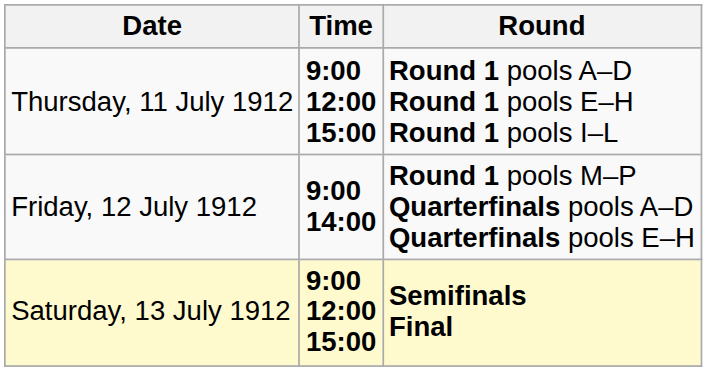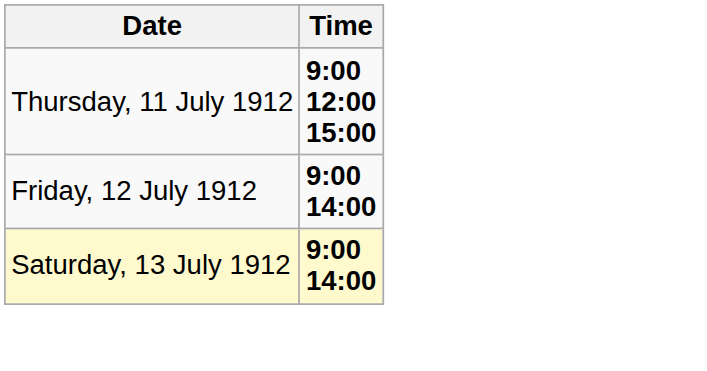- column: (542, 26)
(341, 312) 9:00 12:00 15:00 -> (341, 265) 9:00 14:00
